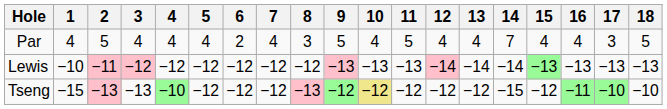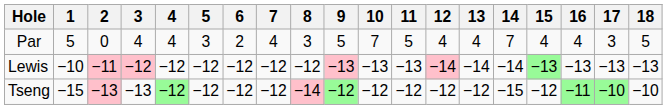(70, 41) 4 -> (70, 41) 5
(104, 41) 5 -> (104, 41) 0
(206, 41) 4 -> (206, 41) 3
(375, 41) 4 -> (375, 41) 7
(172, 91) −10 -> (172, 91) −12
(307, 91) −13 -> (307, 91) −14
(375, 91) khaki background -> (375, 91) no background
